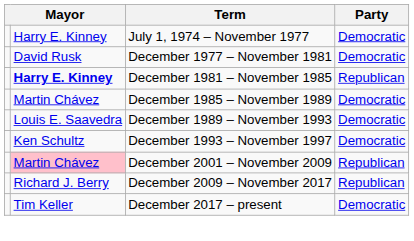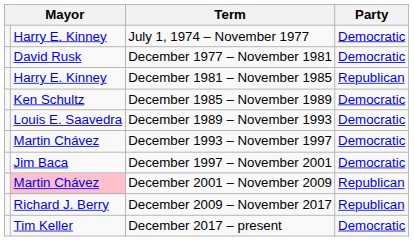(63, 78) bold -> (60, 78) normal
(56, 99) Martin Chávez -> (49, 99) Ken Schultz
(49, 141) Ken Schultz -> (56, 141) Martin Chávez
+ row: (230, 162)
